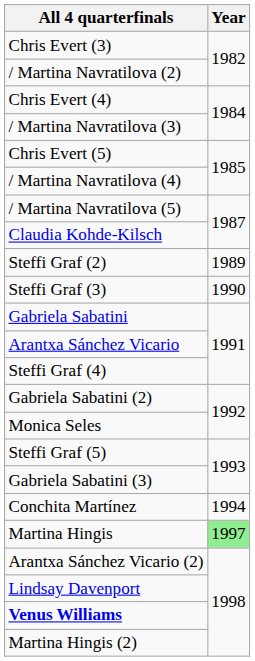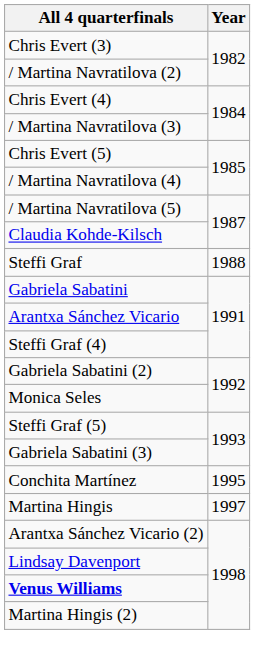+ row: (45, 262)
- row: (57, 262)
- row: (57, 289)
(228, 506) 1994 -> (228, 479) 1995
(228, 533) lightgreen background -> (228, 506) no background
